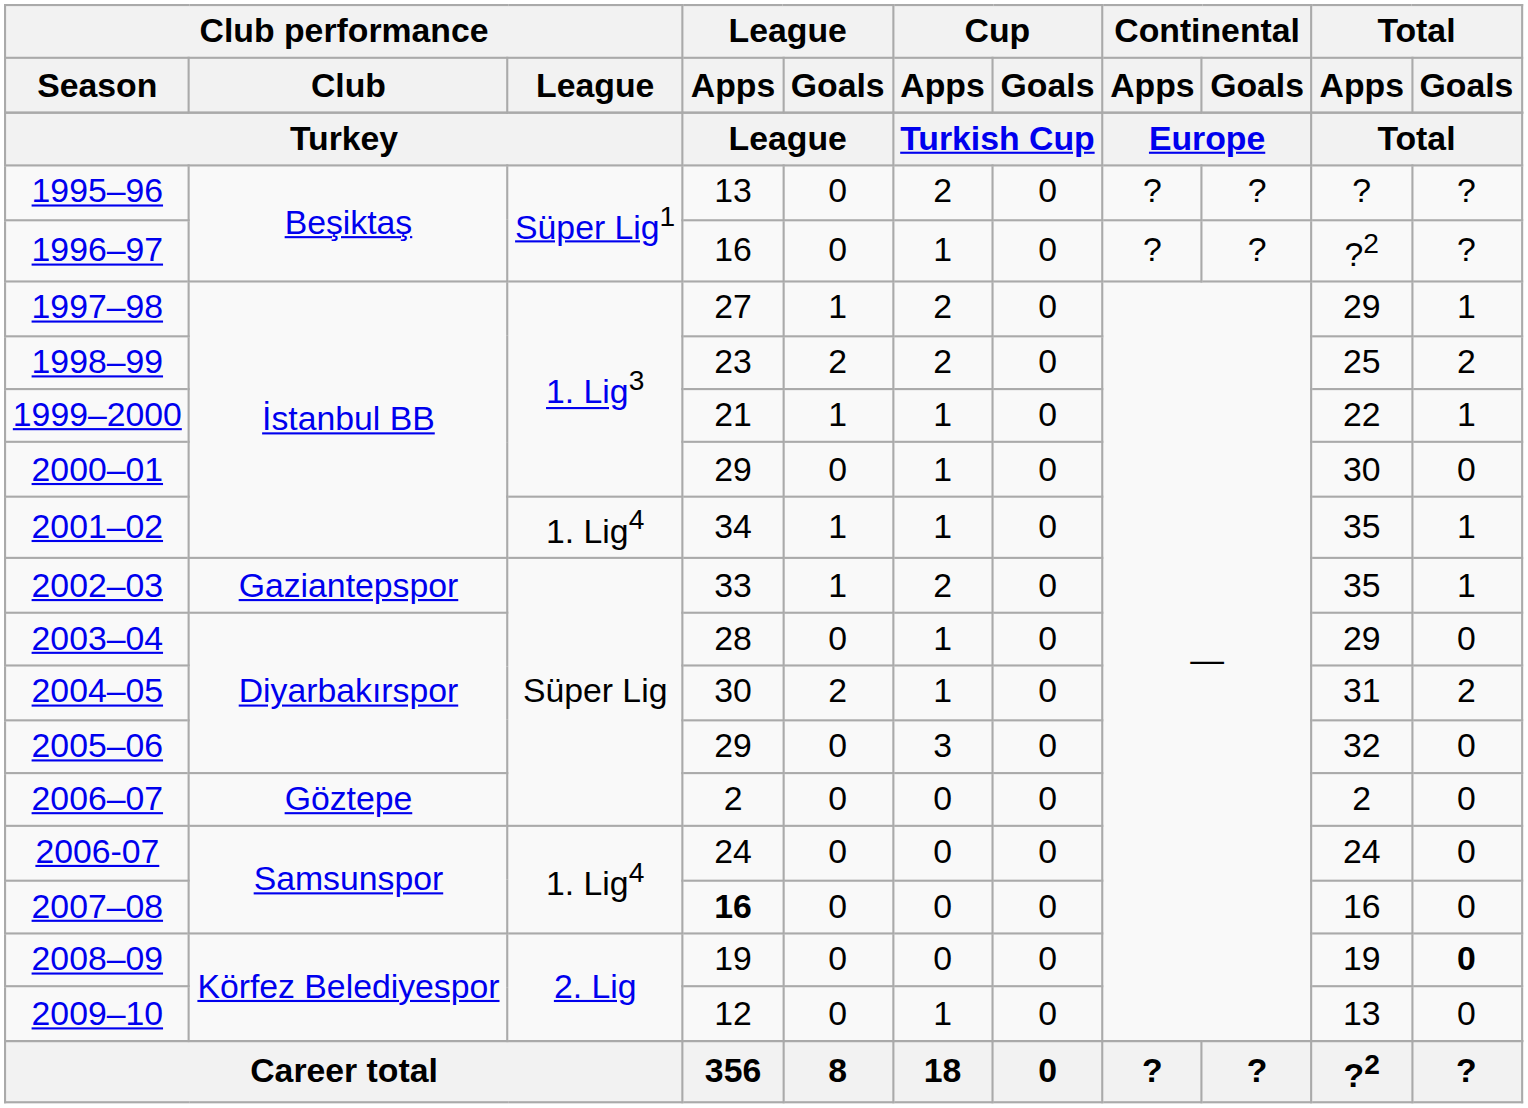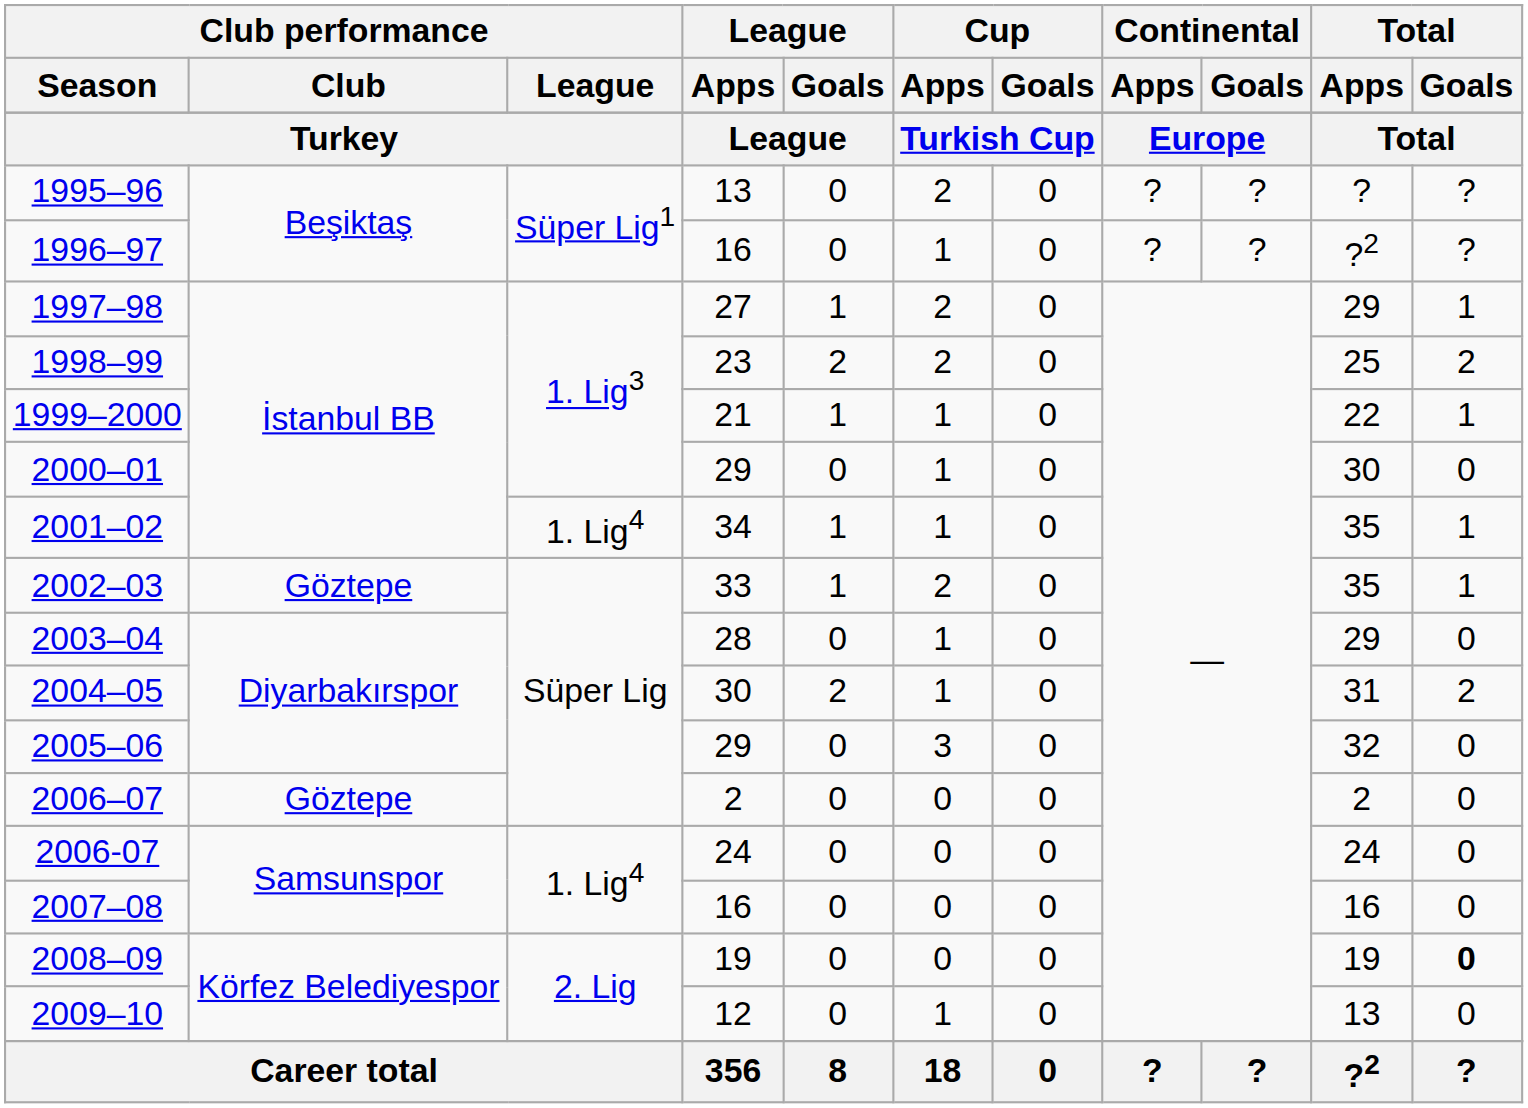(348, 584) Gaziantepspor -> (348, 584) Göztepe
(733, 906) bold -> (733, 906) normal
